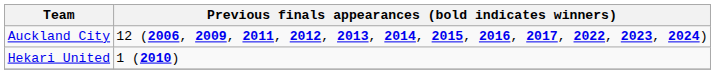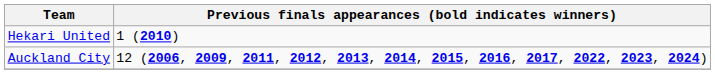rows swapped: (59, 37) <-> (59, 58)
